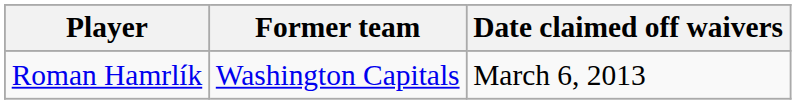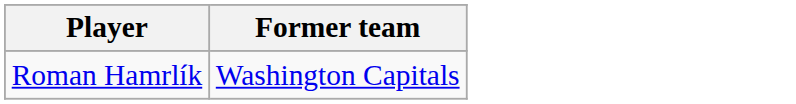- column: (628, 27)
